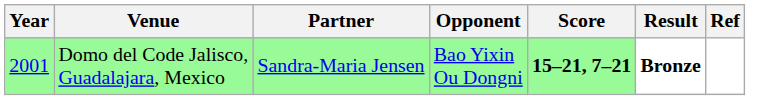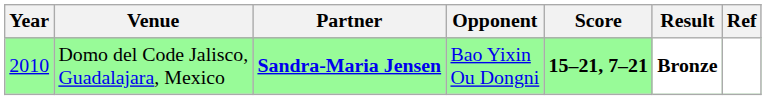(29, 65) 2001 -> (29, 65) 2010
(341, 65) normal -> (349, 65) bold
